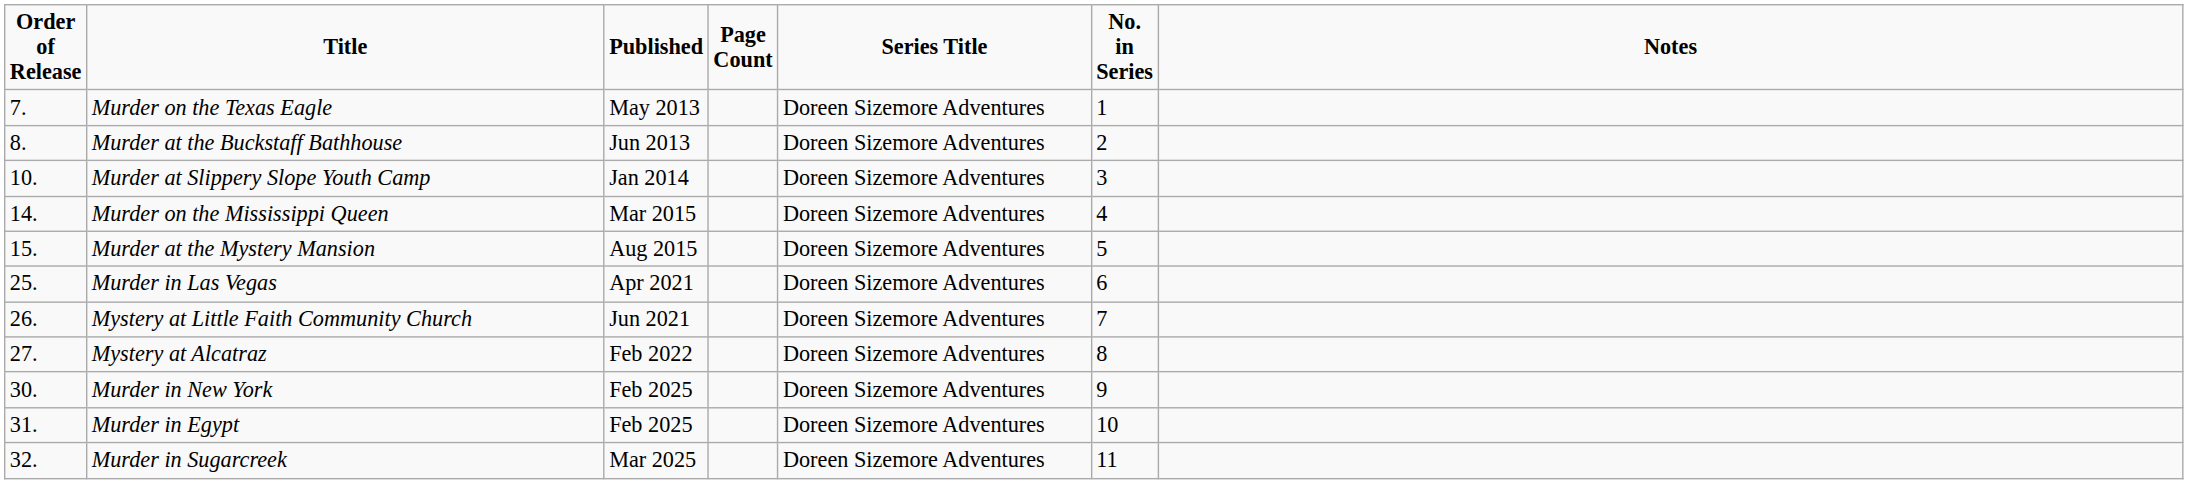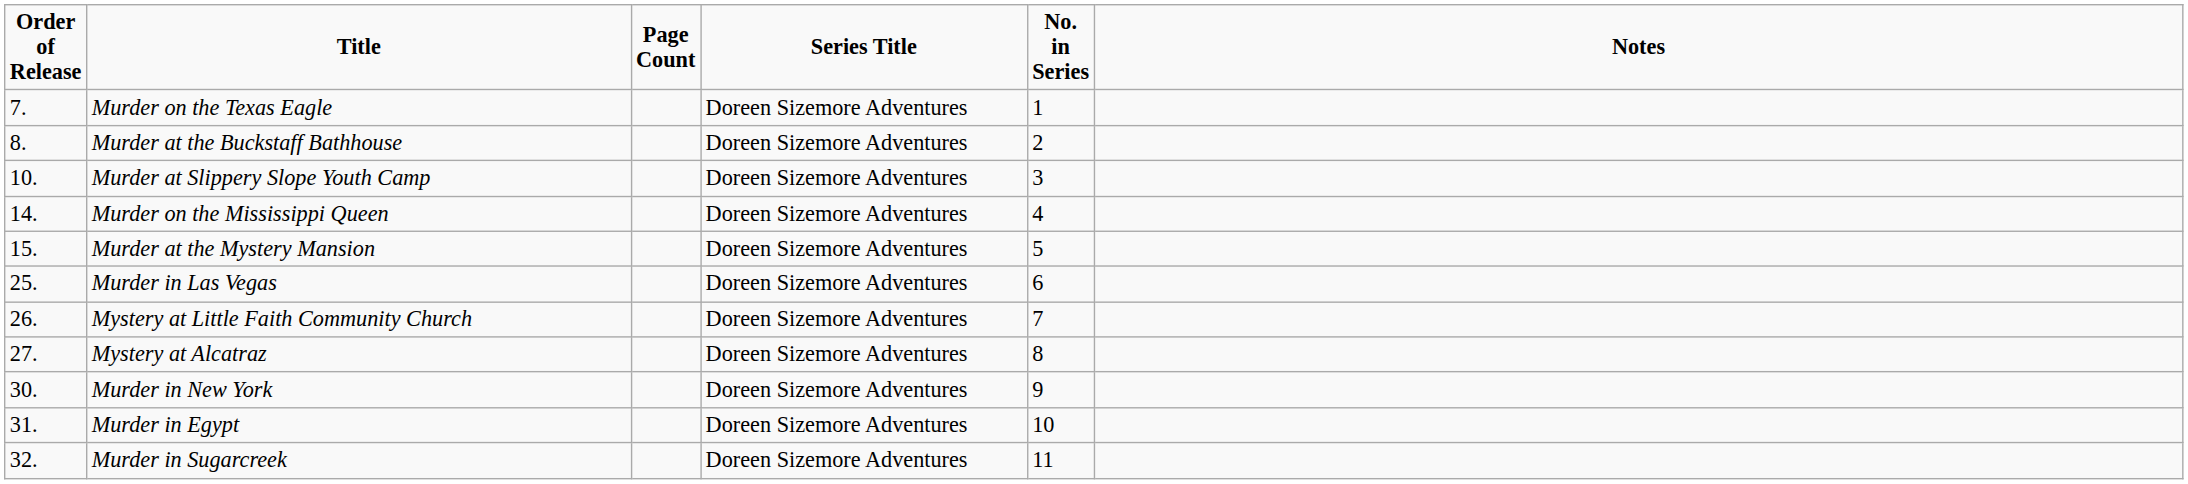- column: (656, 47)
